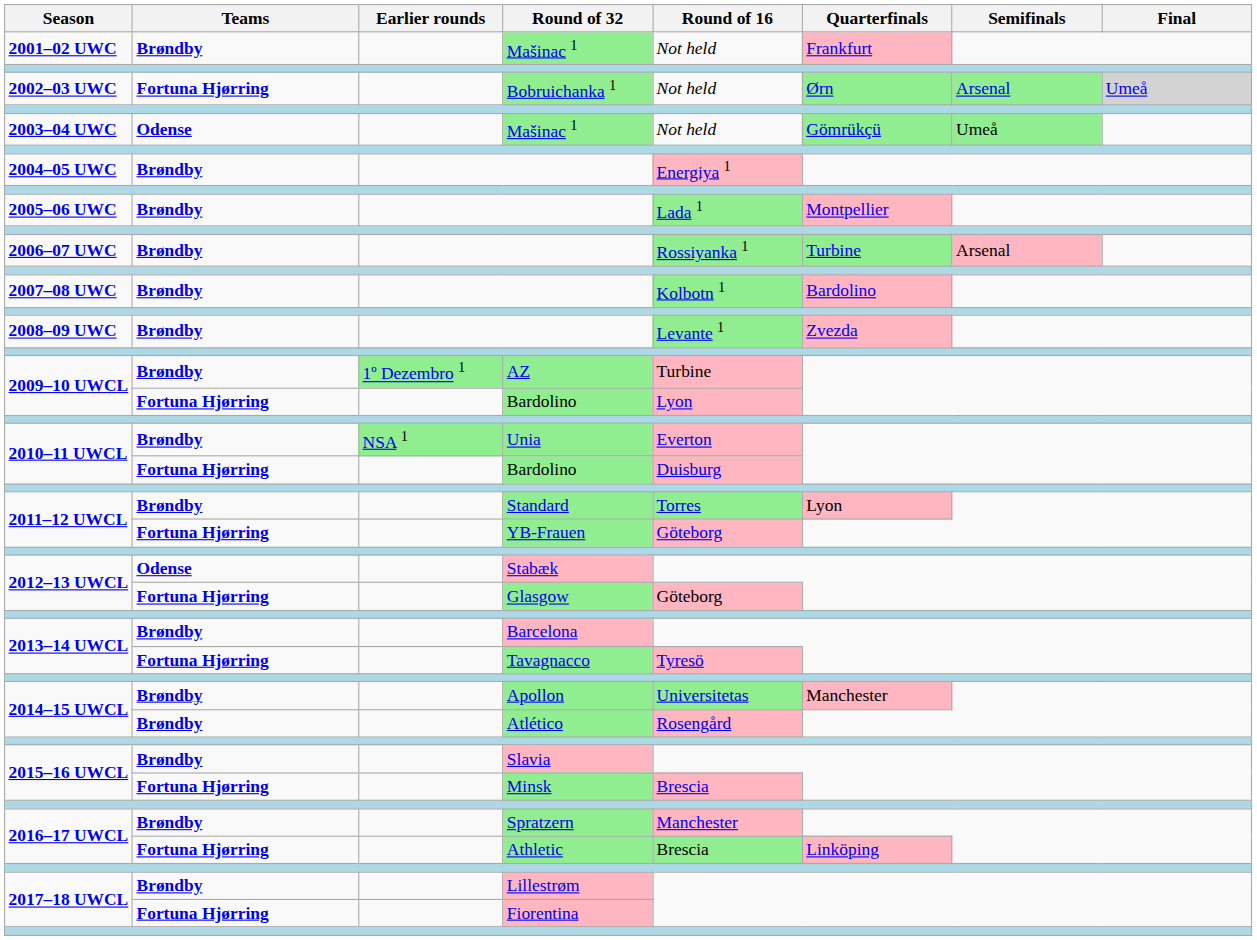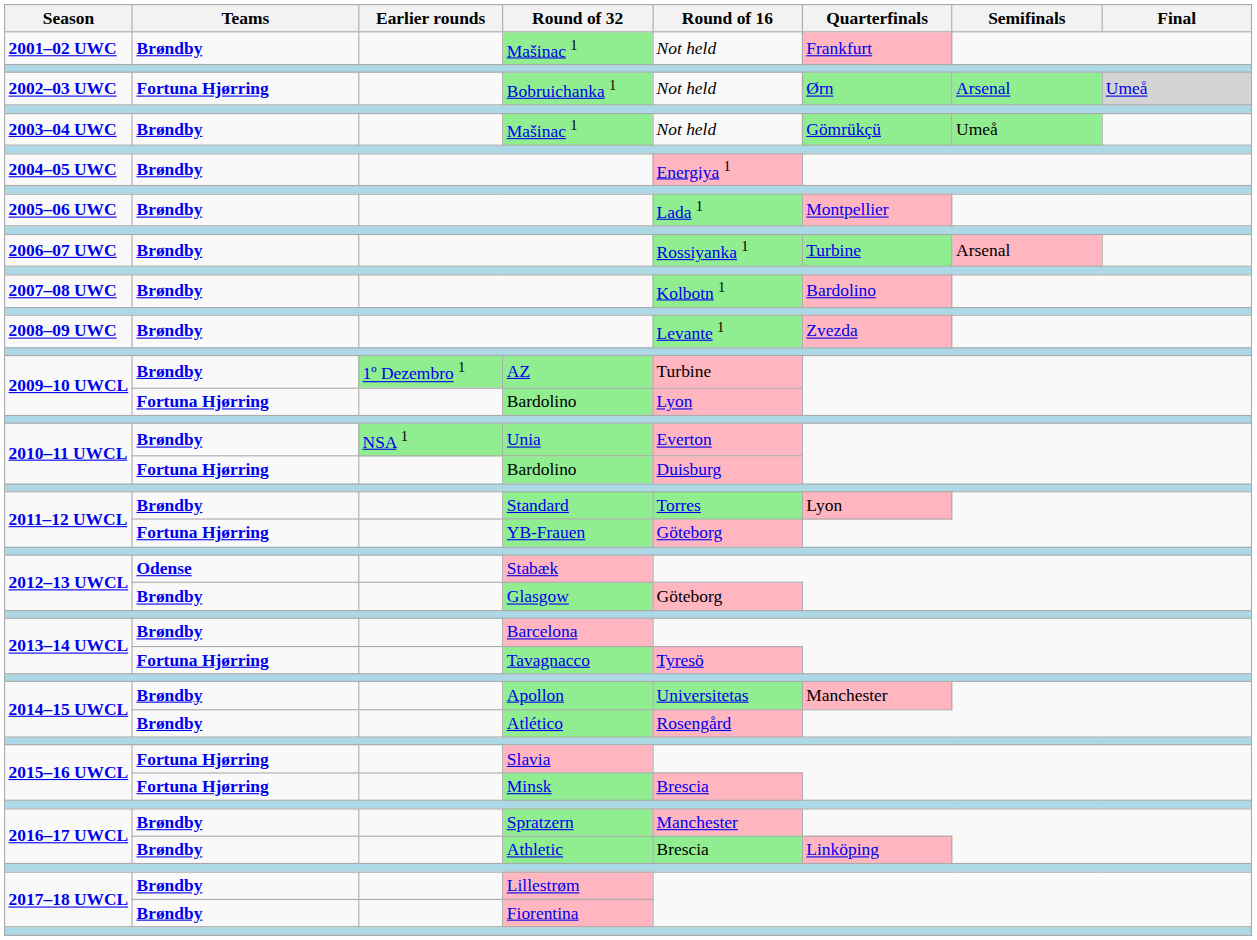(164, 129) Odense -> (169, 129) Brøndby
(203, 596) Fortuna Hjørring -> (169, 596) Brøndby
(169, 758) Brøndby -> (203, 758) Fortuna Hjørring
(203, 849) Fortuna Hjørring -> (169, 849) Brøndby
(203, 913) Fortuna Hjørring -> (169, 913) Brøndby
